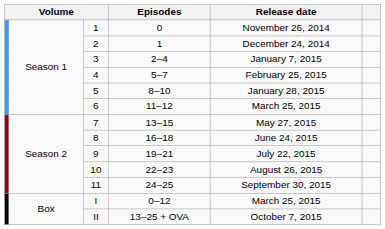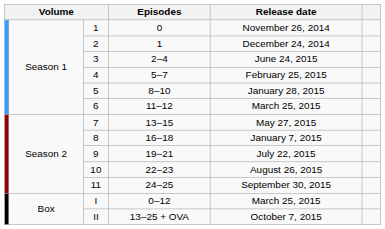(286, 59) January 7, 2015 -> (286, 59) June 24, 2015
(286, 138) June 24, 2015 -> (286, 138) January 7, 2015
